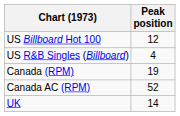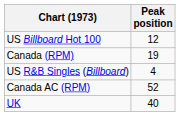rows swapped: (68, 55) <-> (40, 71)
(153, 103) 14 -> (153, 103) 40
